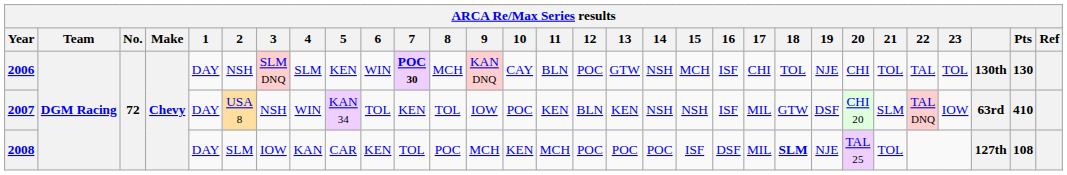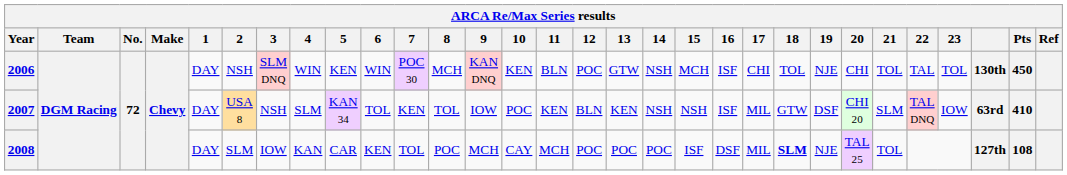(308, 70) SLM -> (308, 70) WIN
(412, 70) bold -> (412, 69) normal
(520, 70) CAY -> (519, 70) KEN
(1023, 70) 130 -> (1022, 70) 450
(308, 110) WIN -> (308, 110) SLM
(520, 149) KEN -> (519, 149) CAY
